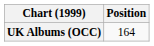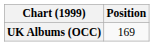(126, 31) 164 -> (126, 31) 169
